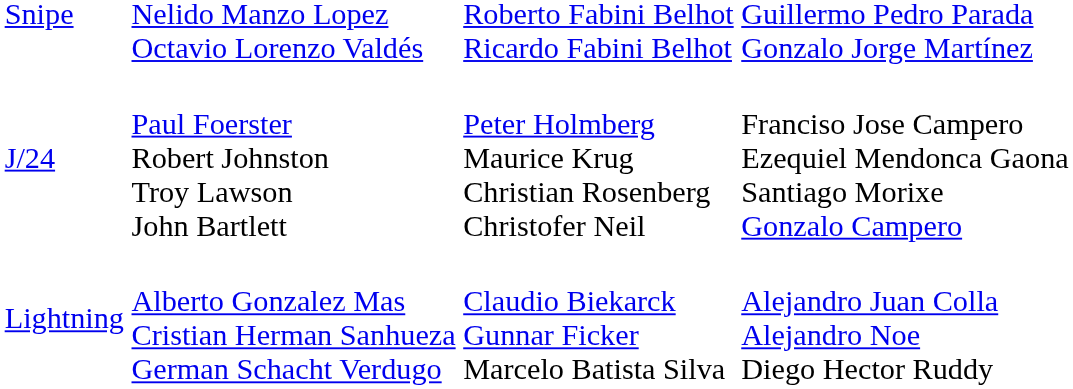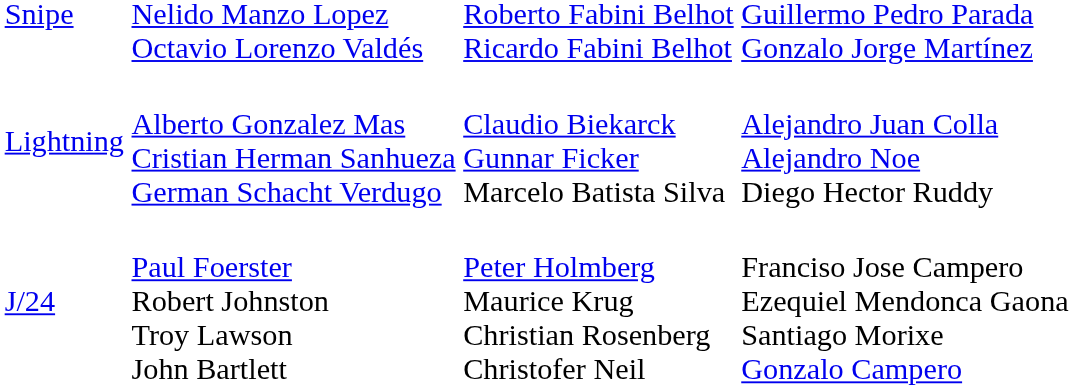rows swapped: (64, 318) <-> (30, 157)
